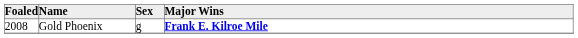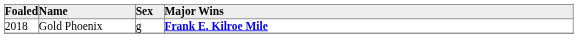(16, 26) 2008 -> (16, 26) 2018
